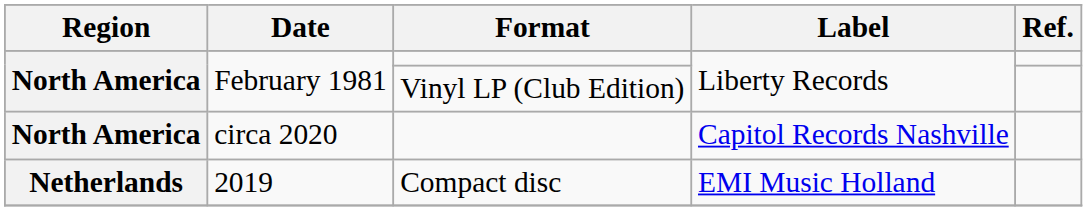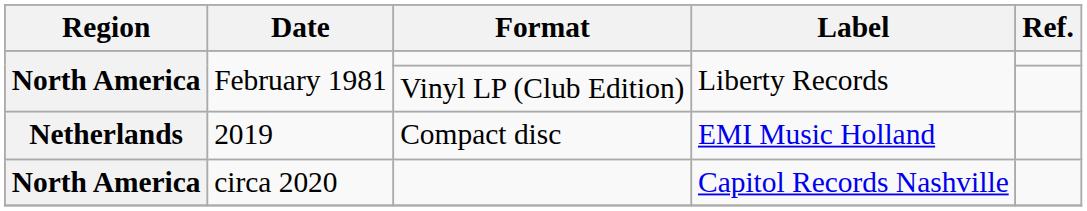rows swapped: (244, 181) <-> (276, 134)
